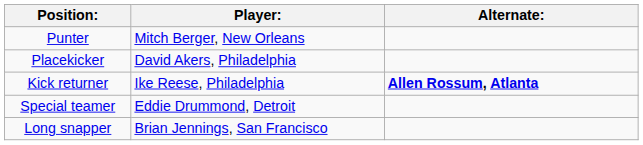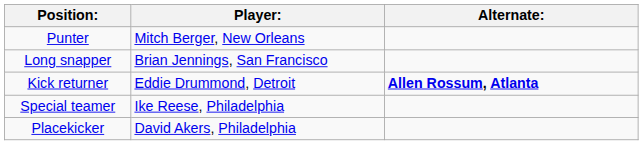rows swapped: (68, 60) <-> (68, 128)
(209, 83) Ike Reese, Philadelphia -> (215, 83) Eddie Drummond, Detroit
(215, 106) Eddie Drummond, Detroit -> (209, 106) Ike Reese, Philadelphia
